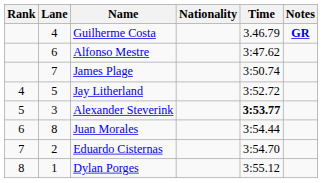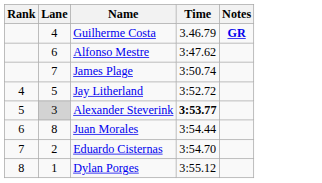- column: (208, 14)
(54, 110) no background -> (54, 110) lightgrey background
